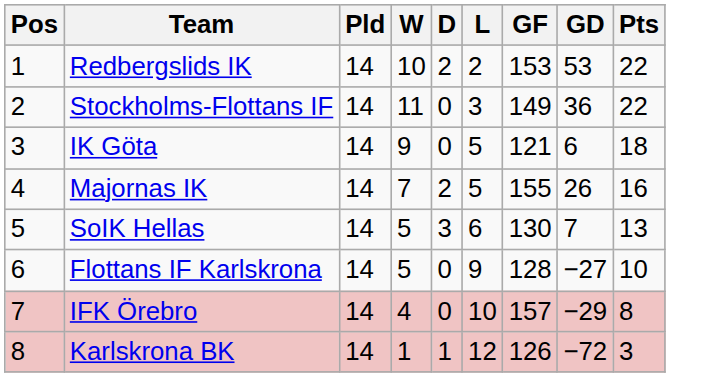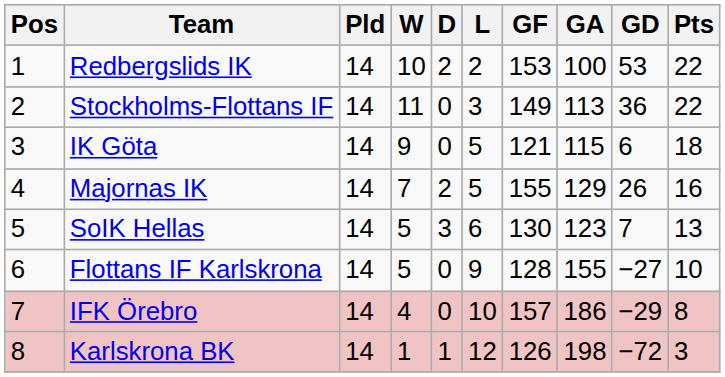+ column: (585, 24)
